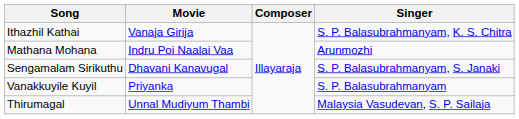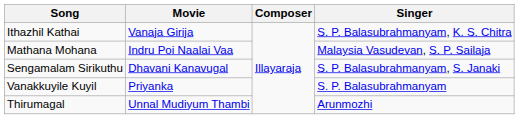(345, 50) Arunmozhi -> (404, 50) Malaysia Vasudevan, S. P. Sailaja
(404, 104) Malaysia Vasudevan, S. P. Sailaja -> (345, 104) Arunmozhi
